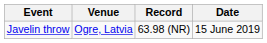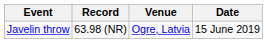columns swapped: (164, 13) <-> (104, 13)
